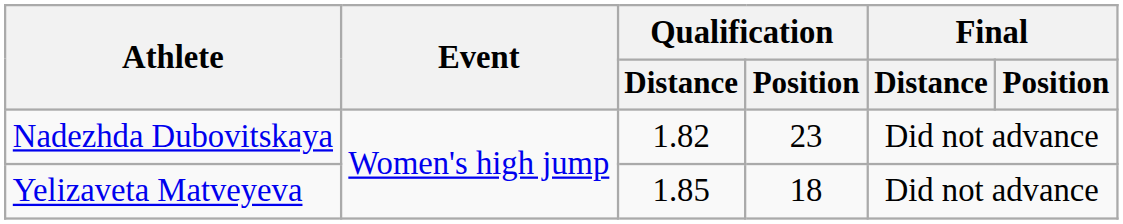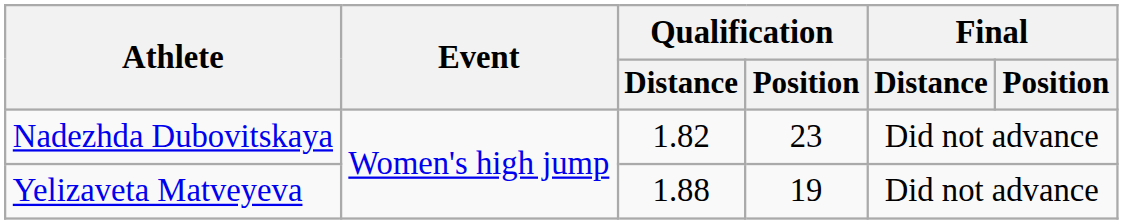(681, 190) 1.85 -> (681, 190) 1.88
(806, 190) 18 -> (806, 190) 19
